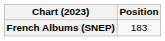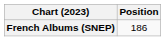(139, 28) 183 -> (139, 28) 186
